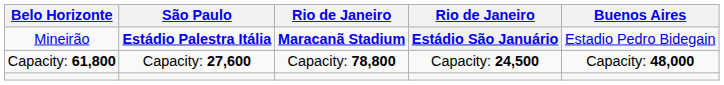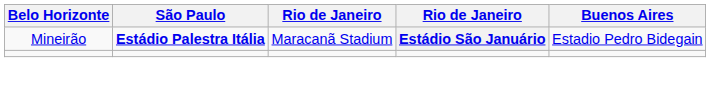(342, 38) bold -> (332, 38) normal
- row: (62, 61)
